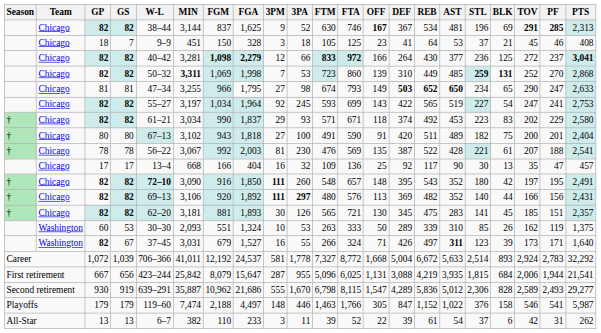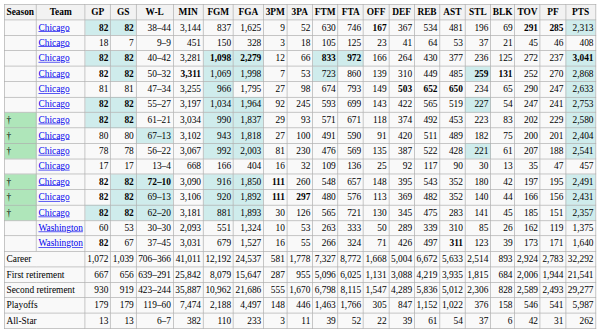(155, 275) 423–244 -> (155, 275) 639–291
(155, 290) 639–291 -> (155, 290) 423–244
